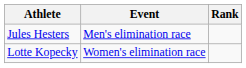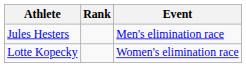columns swapped: (144, 14) <-> (225, 14)
